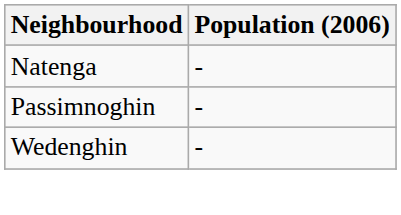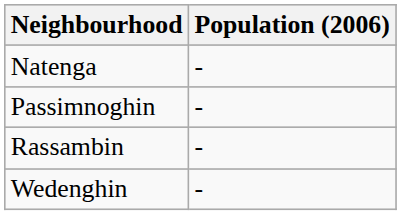+ row: (67, 147)
